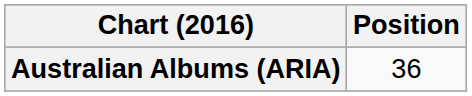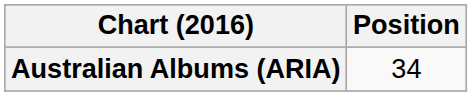(406, 68) 36 -> (406, 68) 34
